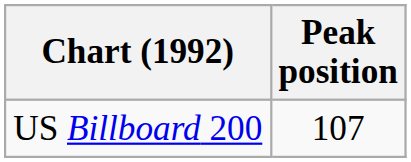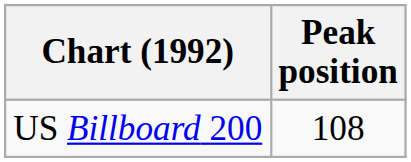(338, 127) 107 -> (338, 127) 108
